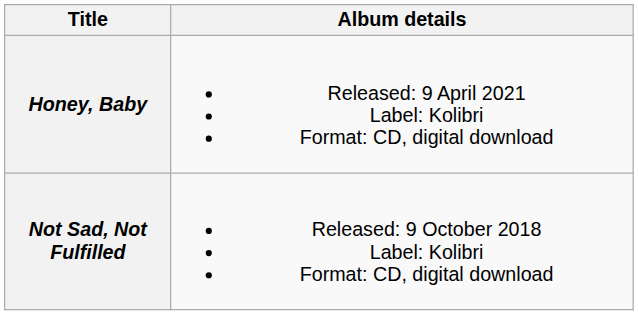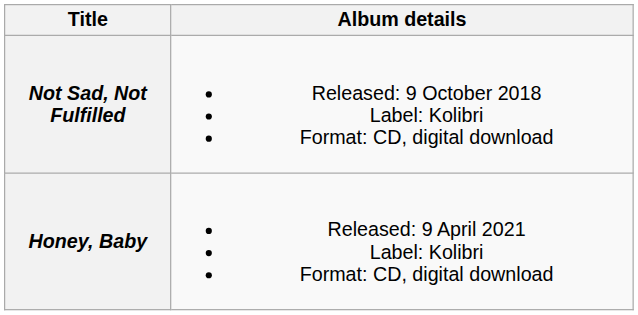rows swapped: (88, 241) <-> (88, 104)
